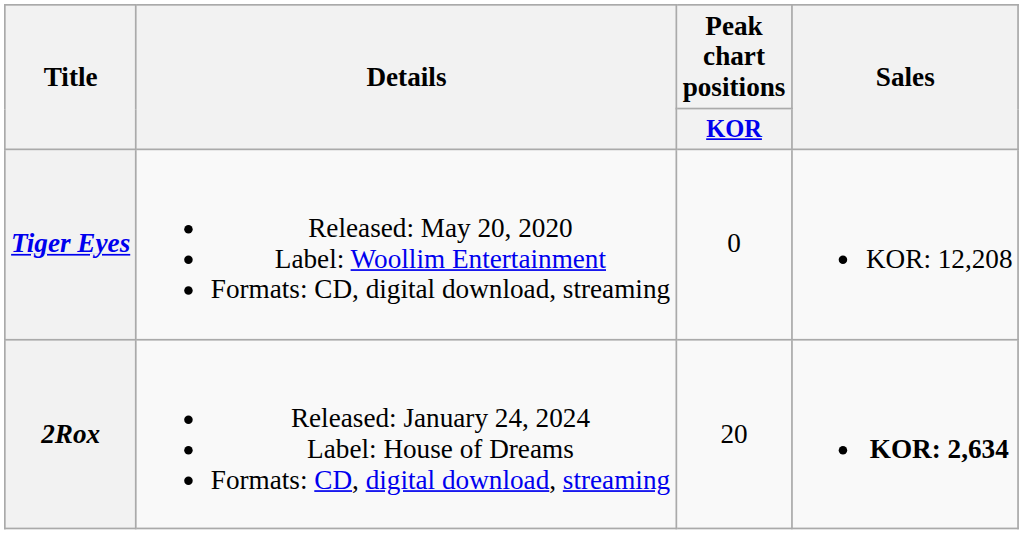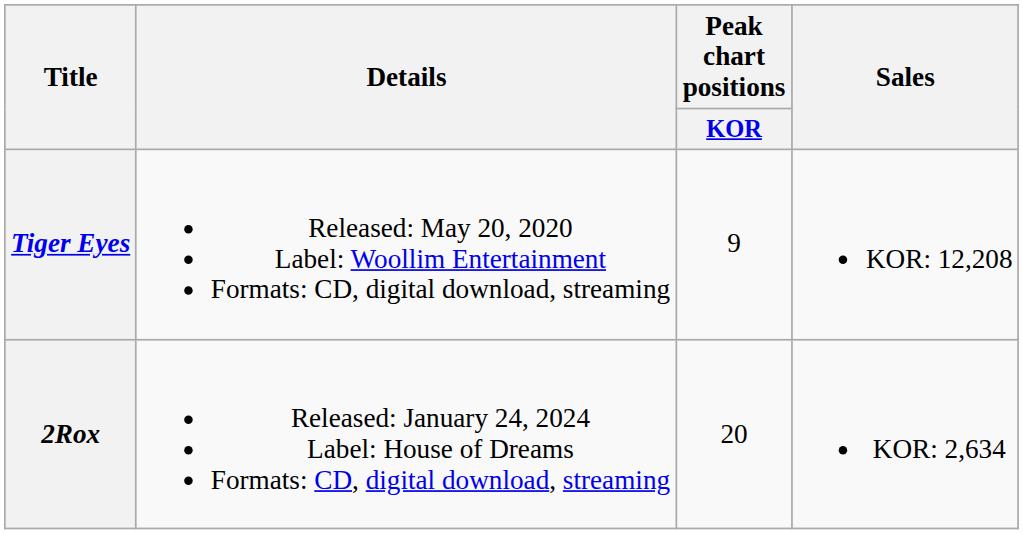(734, 243) 0 -> (734, 243) 9
(905, 449) bold -> (905, 449) normal
